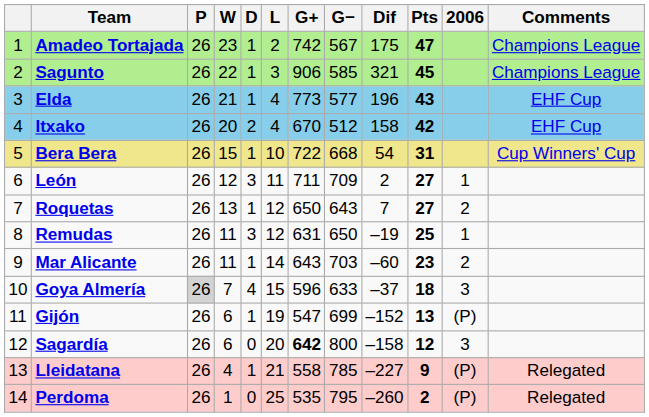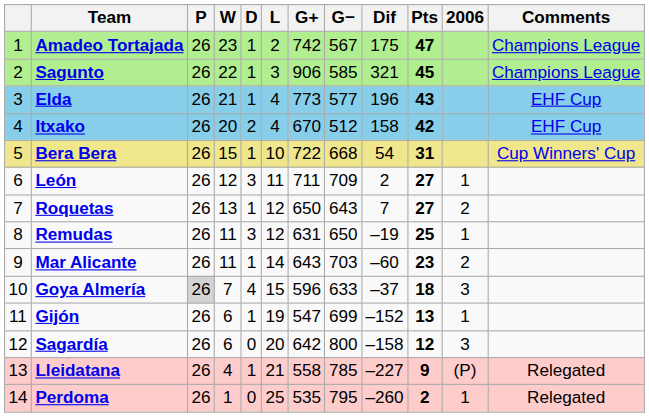(465, 316) (P) -> (465, 316) 1
(307, 343) bold -> (307, 343) normal
(465, 398) (P) -> (465, 398) 1
